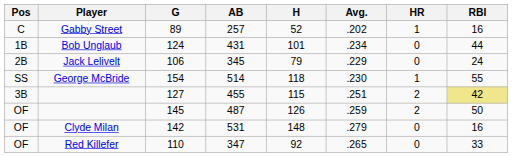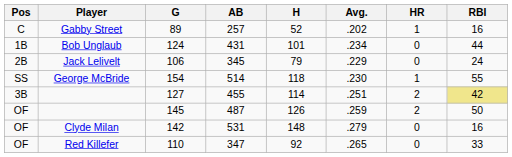(296, 95) 115 -> (296, 95) 114
